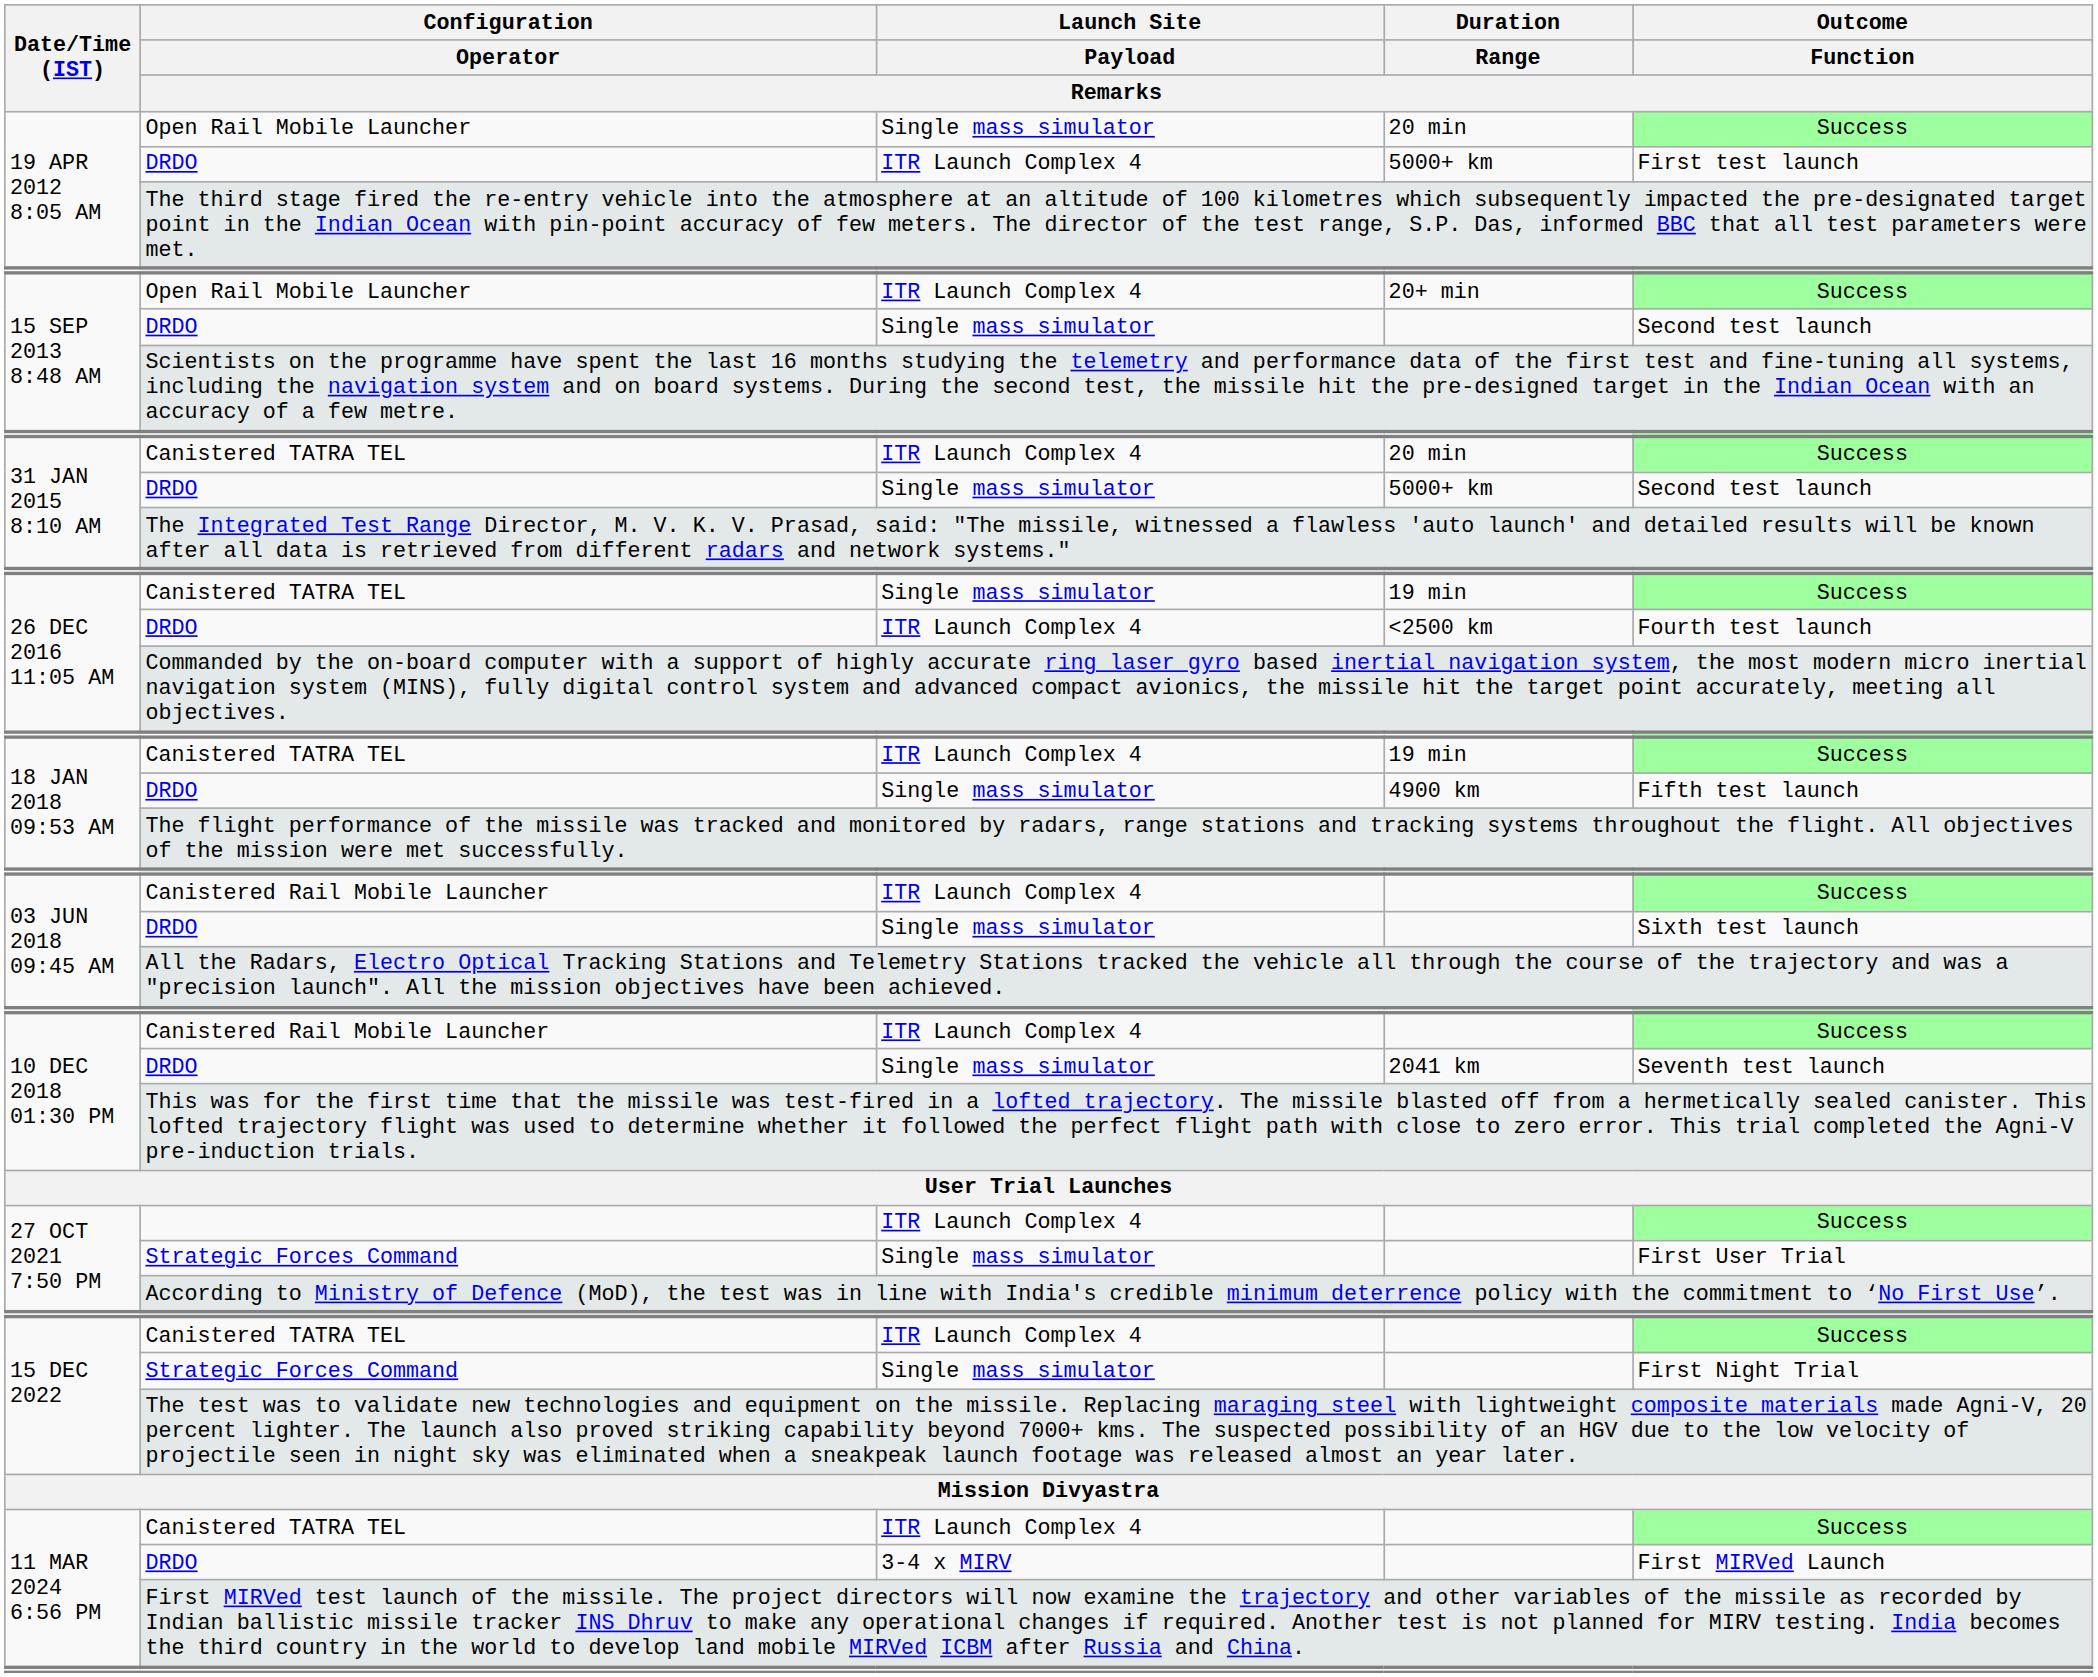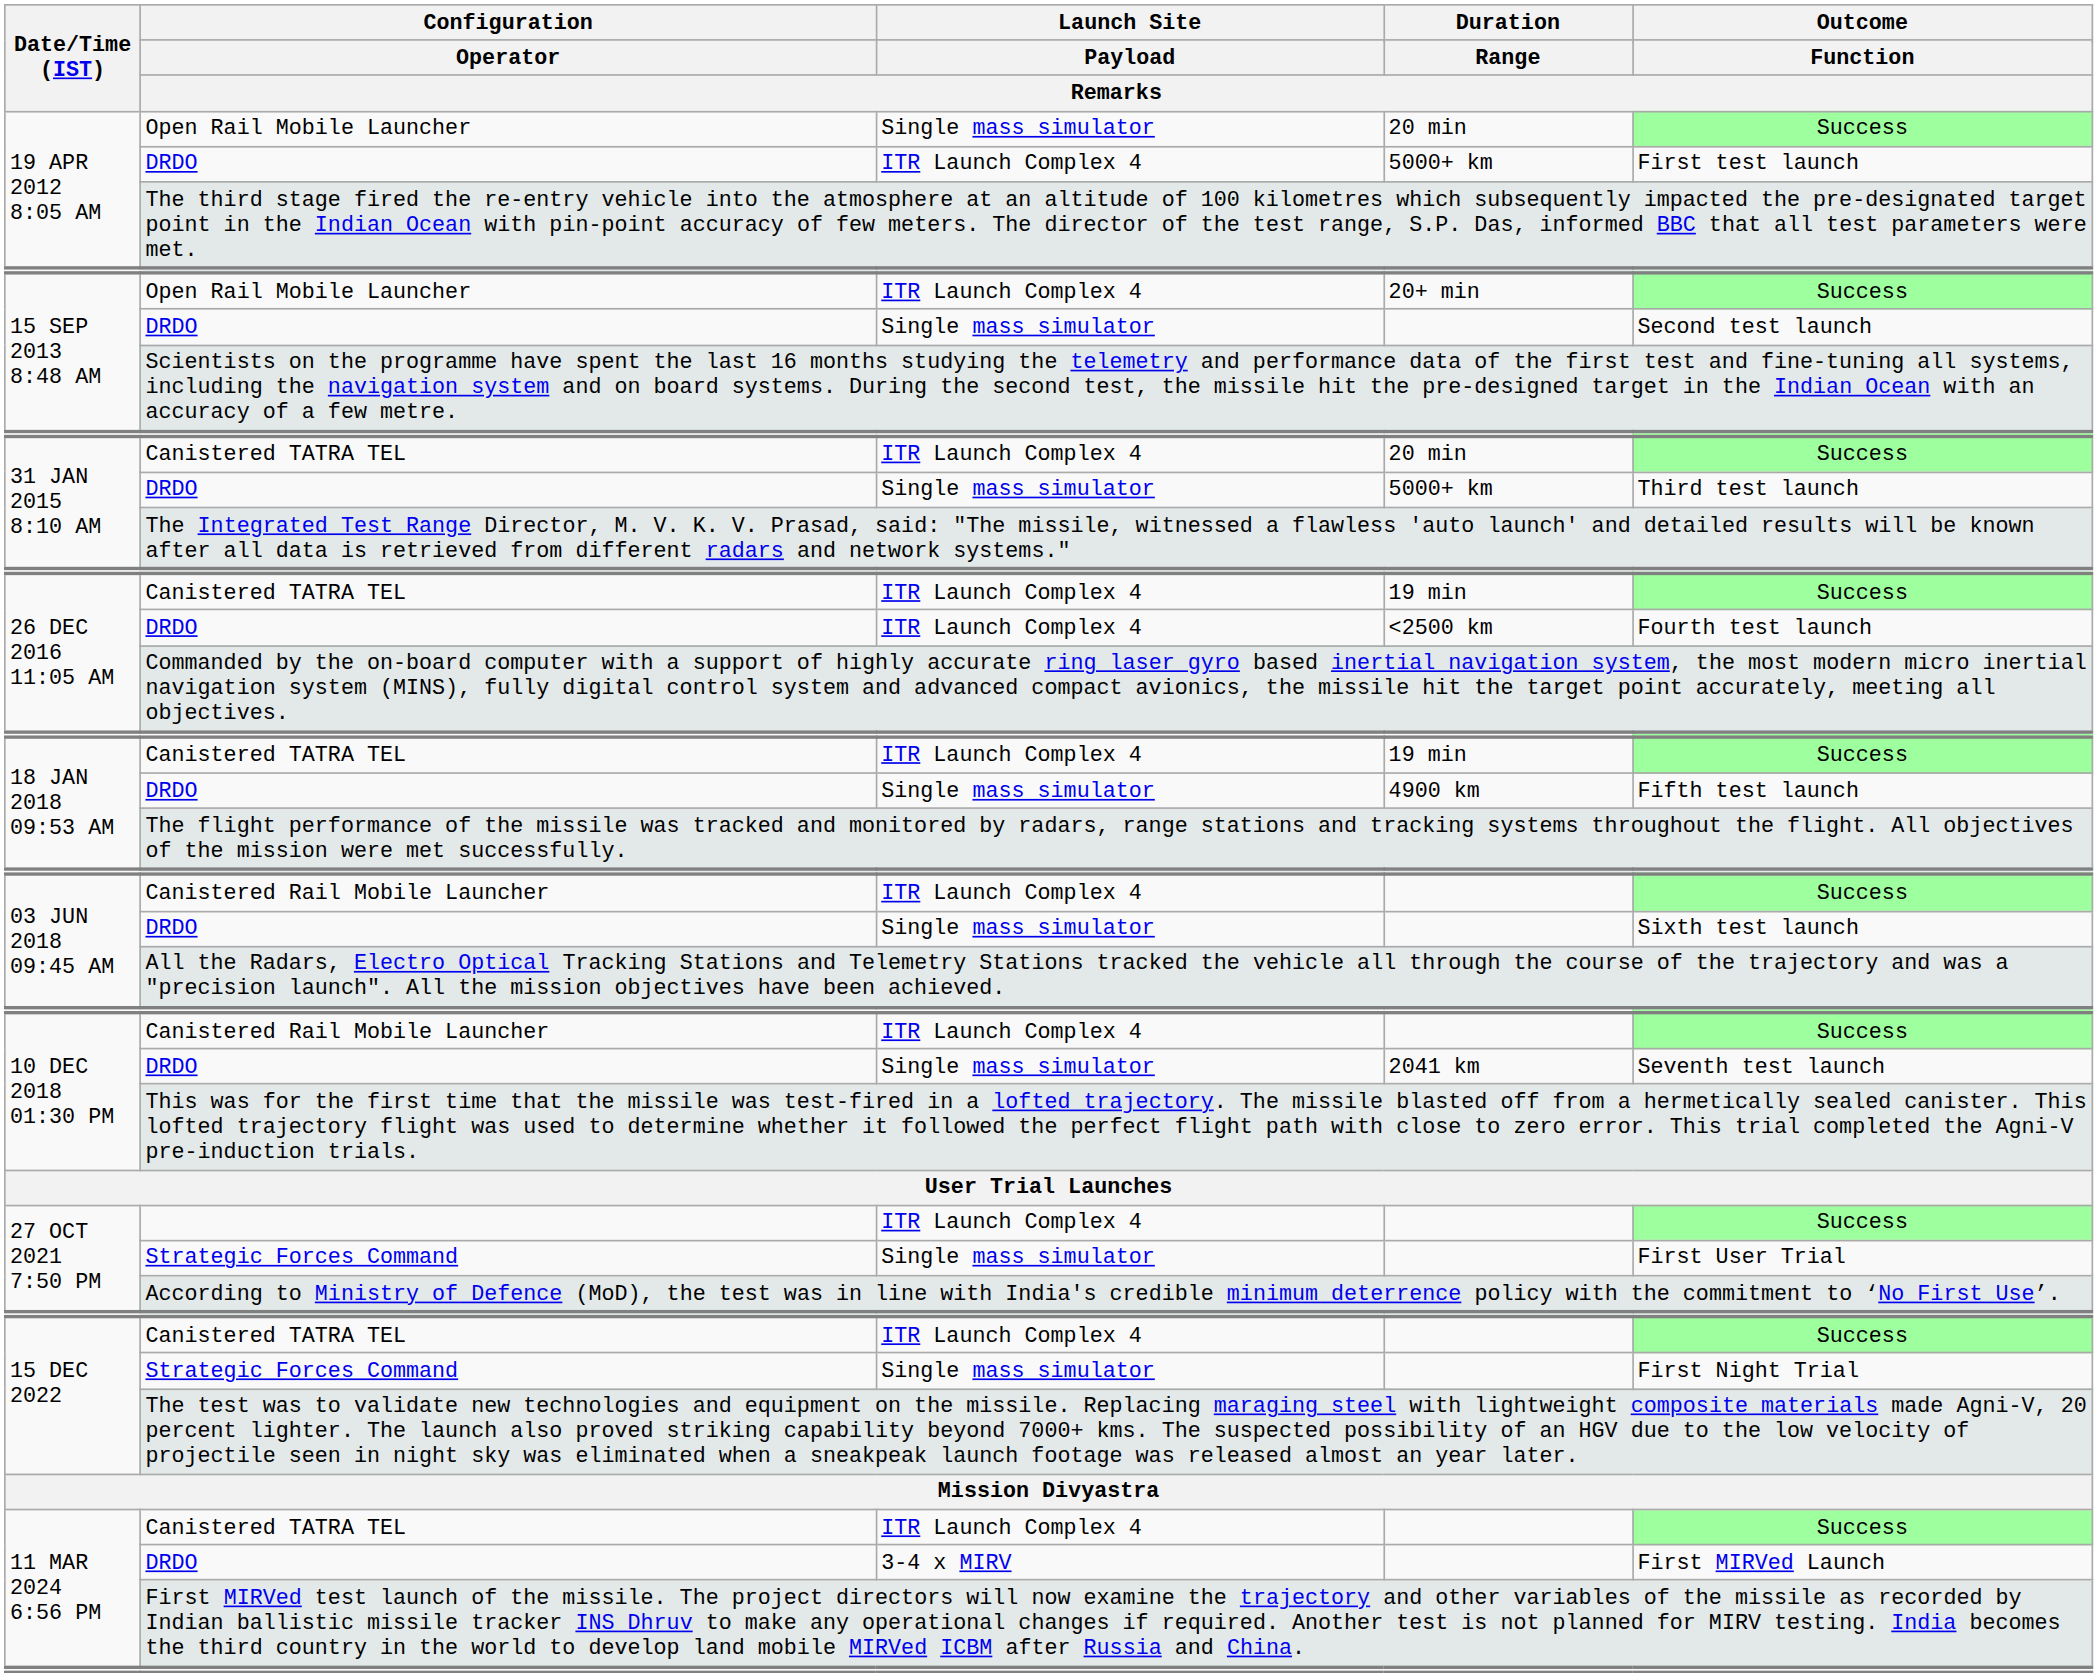(1755, 490) Second test launch -> (1748, 490) Third test launch
(1018, 592) Single mass simulator -> (1012, 592) ITR Launch Complex 4
